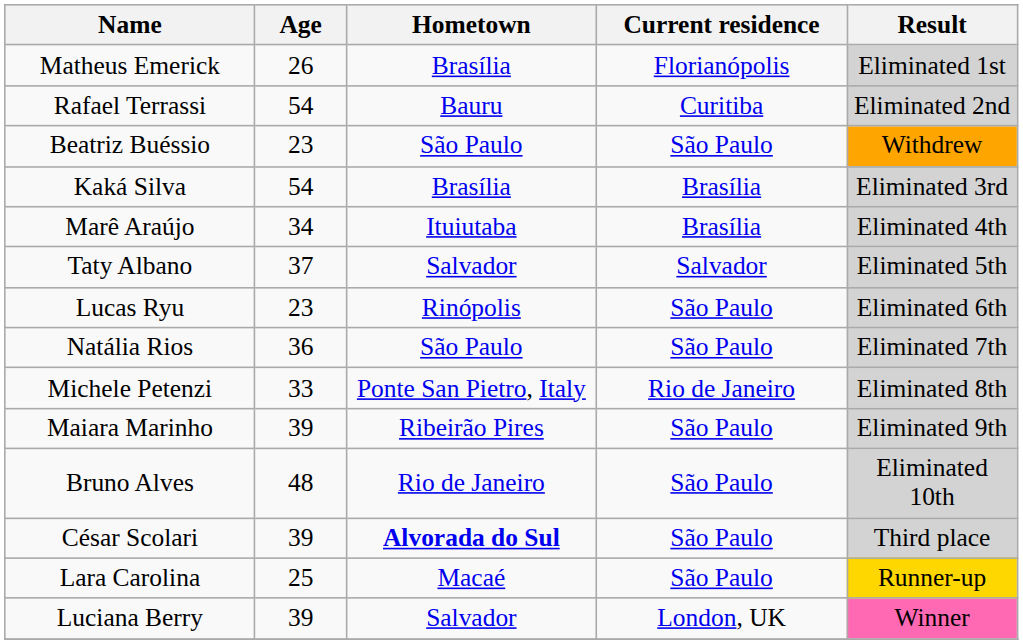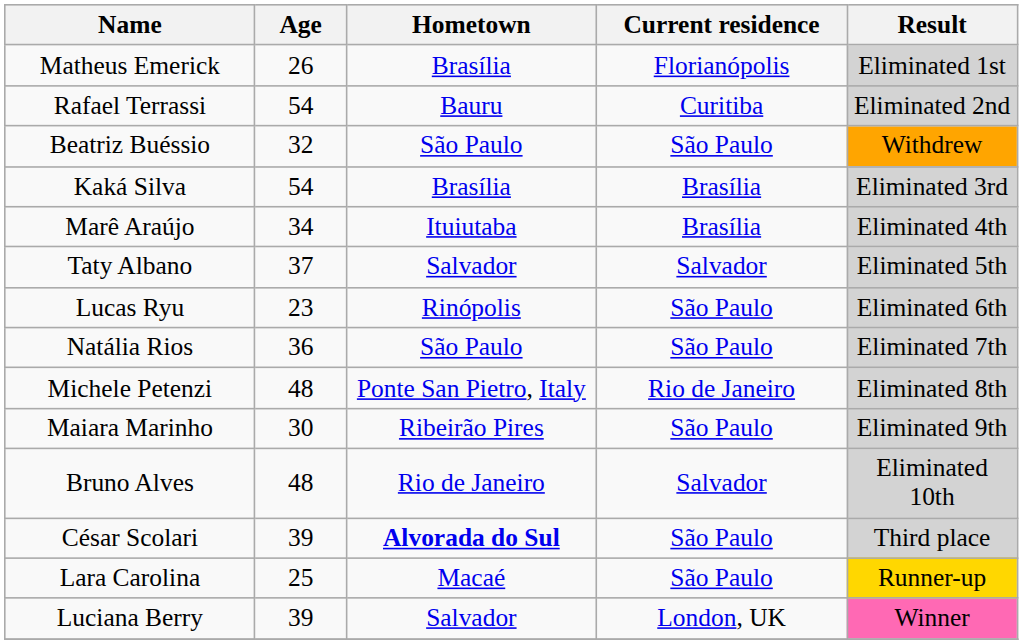(301, 145) 23 -> (301, 145) 32
(301, 387) 33 -> (301, 387) 48
(301, 428) 39 -> (301, 428) 30
(722, 482) São Paulo -> (722, 482) Salvador
